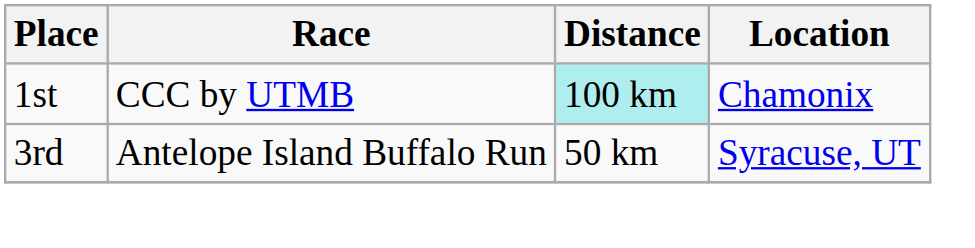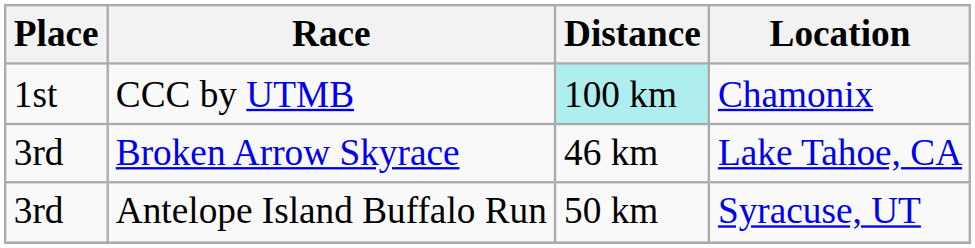+ row: (288, 152)
